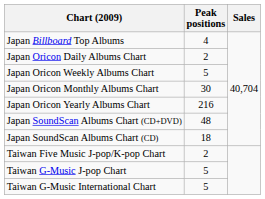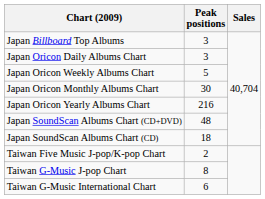(206, 40) 4 -> (206, 40) 3
(206, 56) 2 -> (206, 56) 3
(206, 170) 5 -> (206, 170) 8
(206, 186) 5 -> (206, 186) 6
